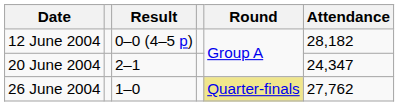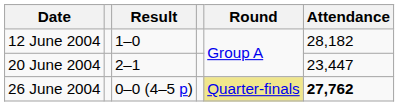(154, 41) 0–0 (4–5 p) -> (128, 41) 1–0
(330, 65) 24,347 -> (330, 65) 23,447
(128, 89) 1–0 -> (154, 89) 0–0 (4–5 p)
(330, 89) normal -> (330, 89) bold
